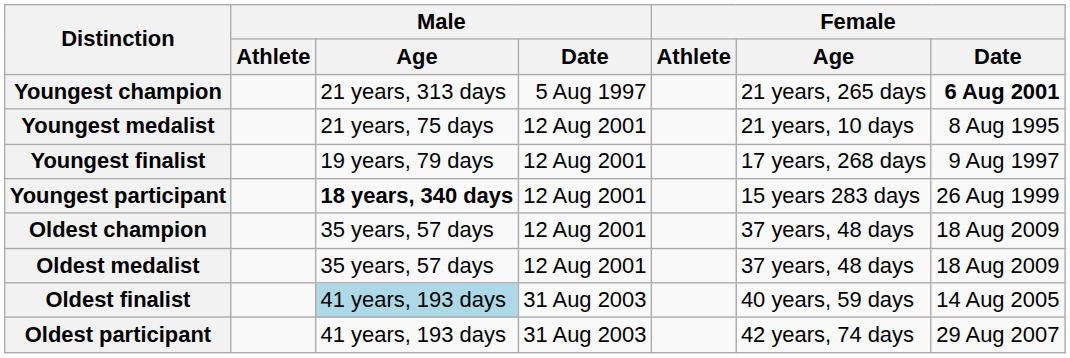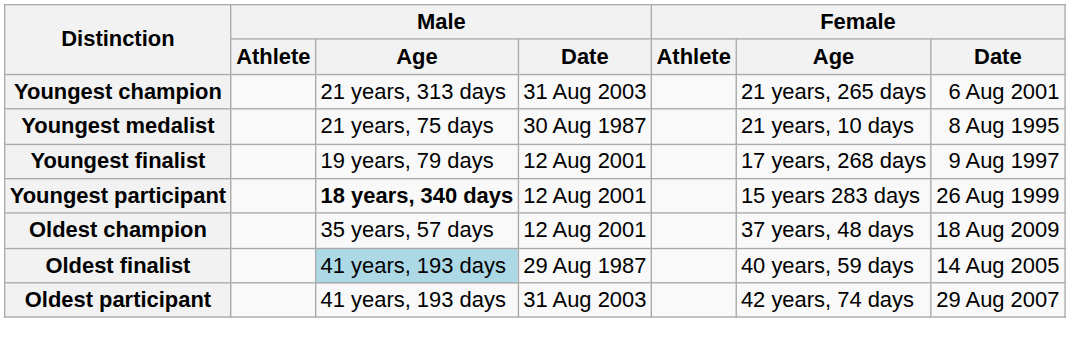(591, 91) 5 Aug 1997 -> (585, 91) 31 Aug 2003
(1002, 91) bold -> (1004, 91) normal
(585, 126) 12 Aug 2001 -> (585, 126) 30 Aug 1987
- row: (118, 265)
(585, 299) 31 Aug 2003 -> (585, 265) 29 Aug 1987
